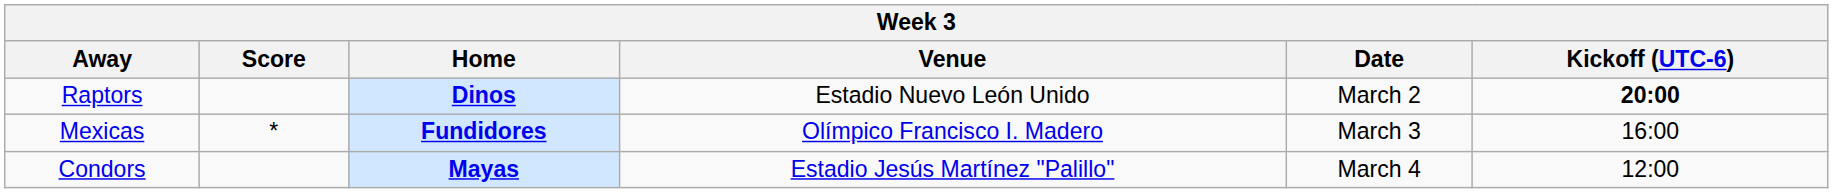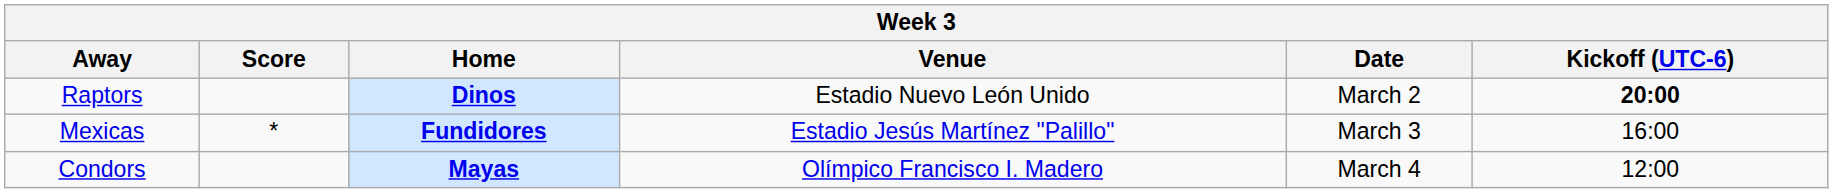(952, 132) Olímpico Francisco I. Madero -> (952, 132) Estadio Jesús Martínez "Palillo"
(952, 168) Estadio Jesús Martínez "Palillo" -> (952, 168) Olímpico Francisco I. Madero
